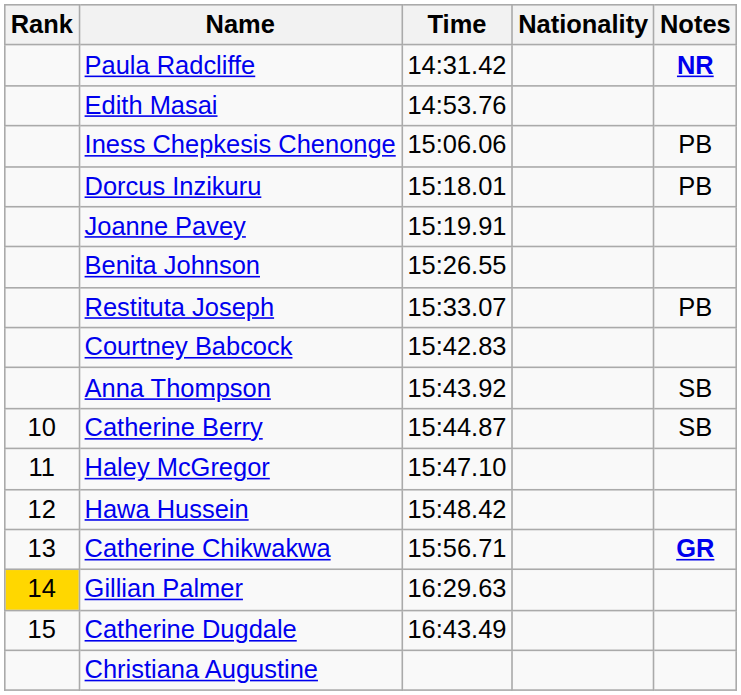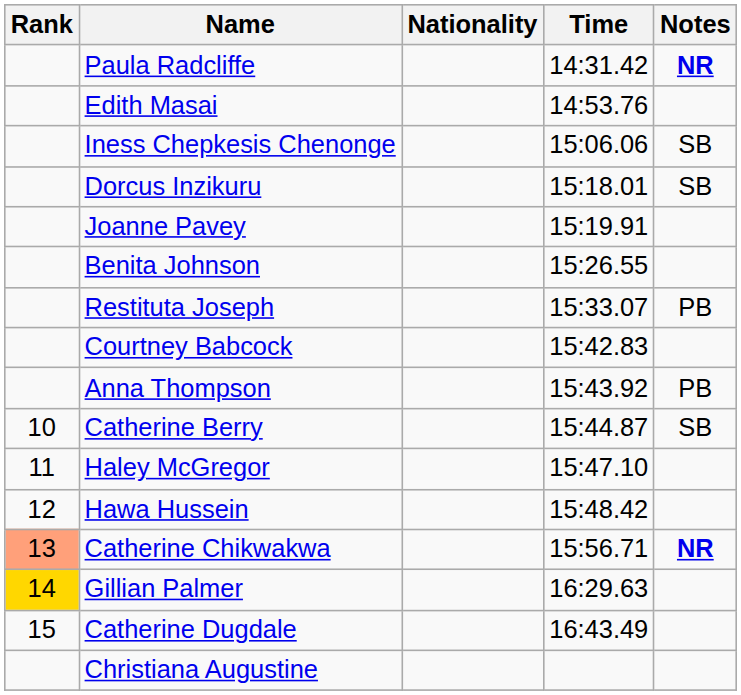columns swapped: (583, 24) <-> (457, 24)
(695, 145) PB -> (695, 145) SB
(695, 186) PB -> (695, 186) SB
(695, 387) SB -> (695, 387) PB
(42, 549) no background -> (42, 549) lightsalmon background
(695, 549) GR -> (695, 549) NR
